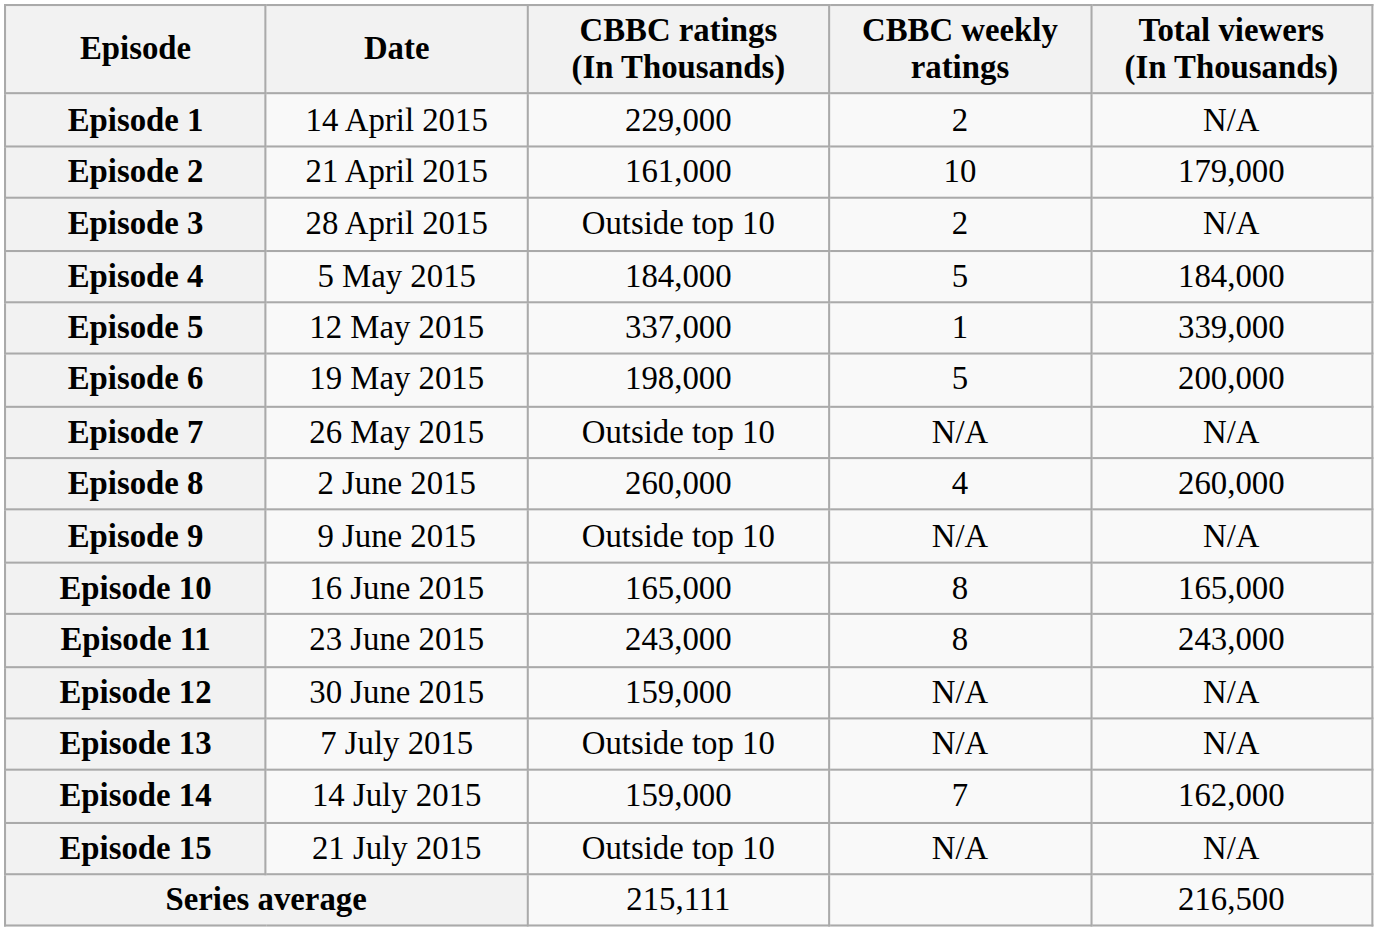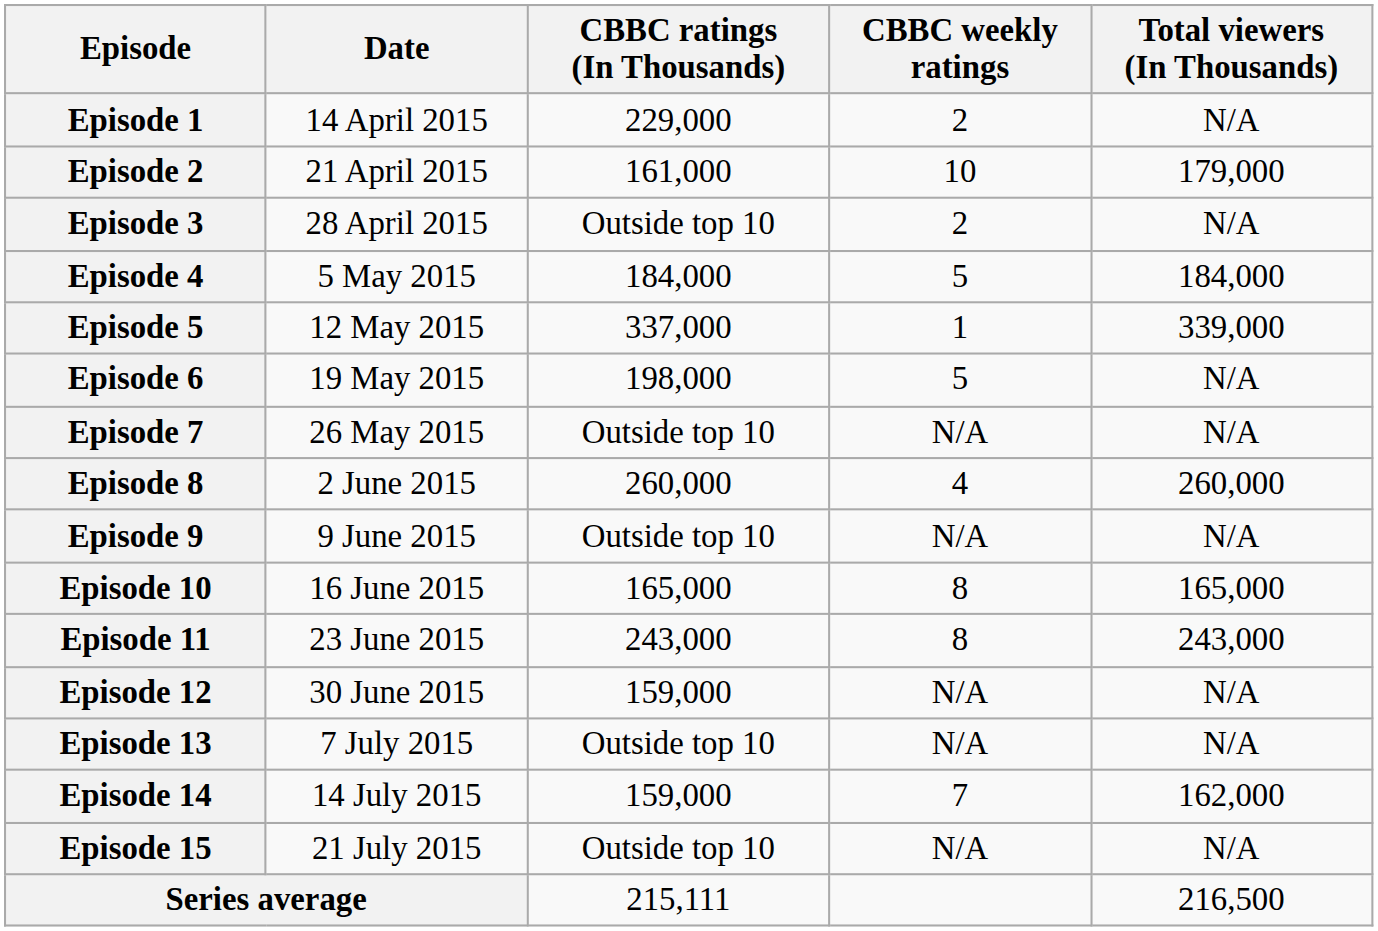(1231, 379) 200,000 -> (1231, 379) N/A
